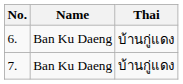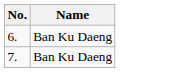- column: (146, 15)
